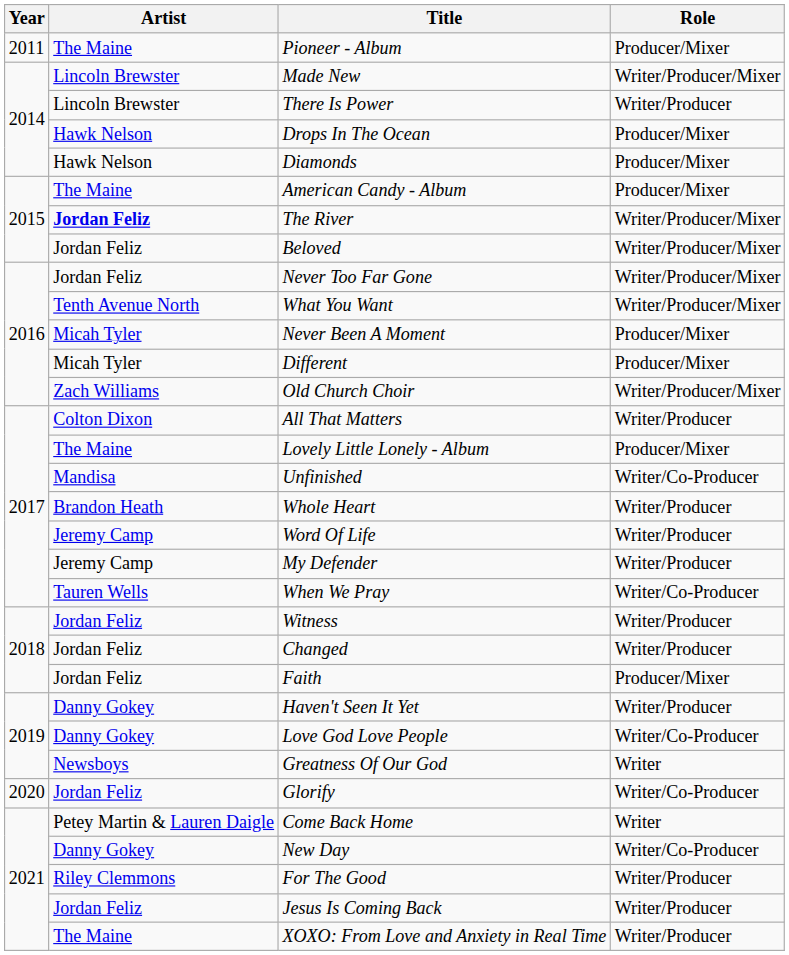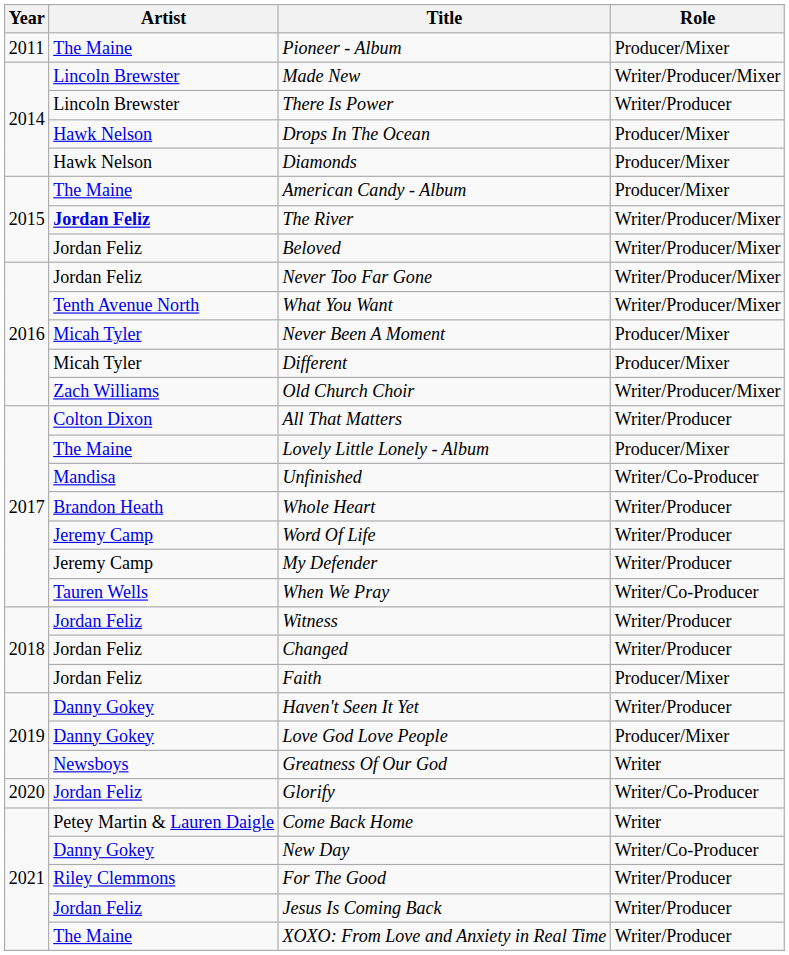(687, 735) Writer/Co-Producer -> (672, 735) Producer/Mixer
